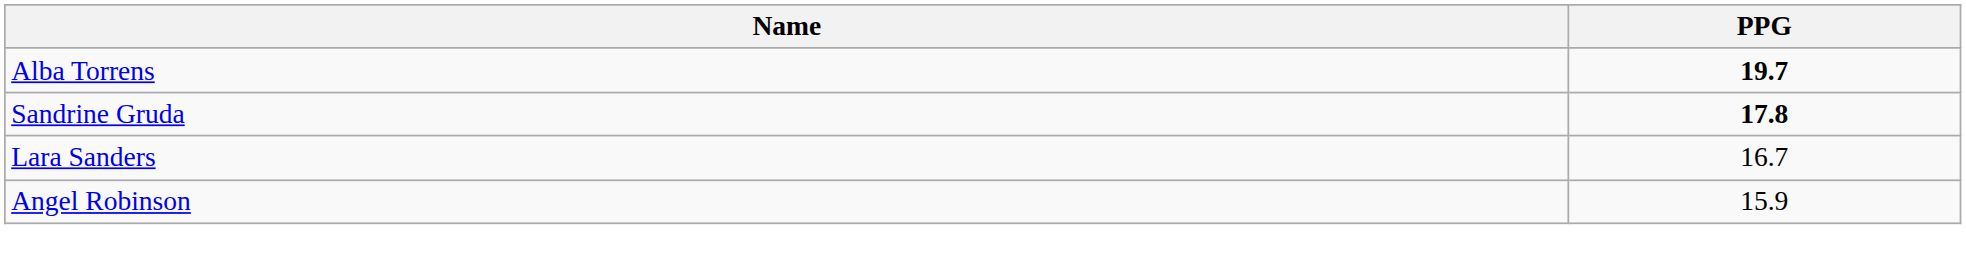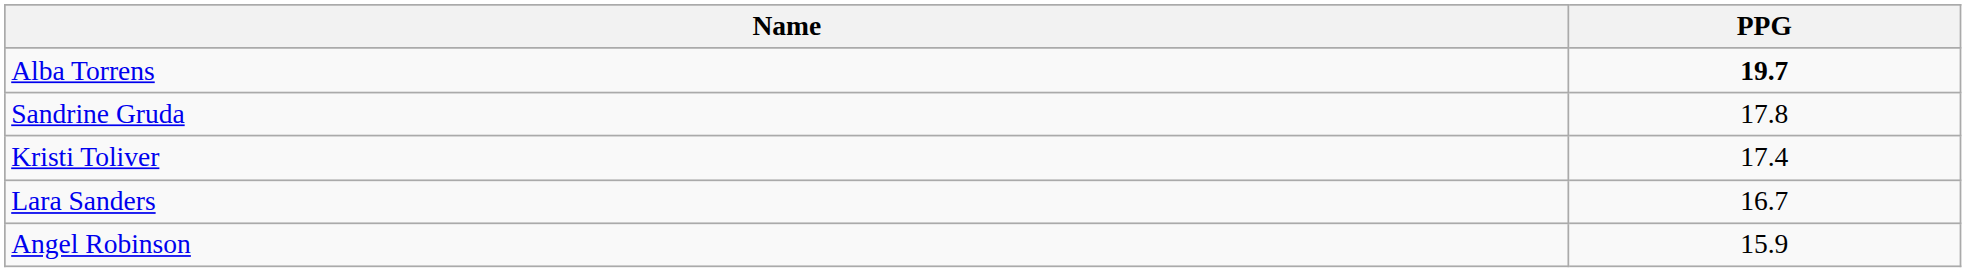(1764, 113) bold -> (1764, 113) normal
+ row: (85, 157)
